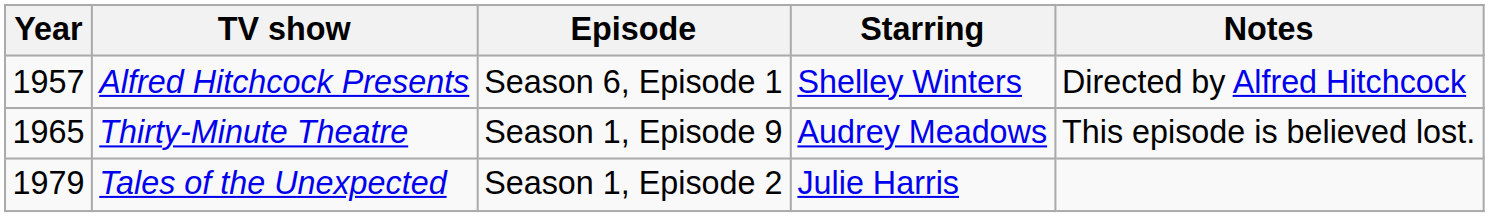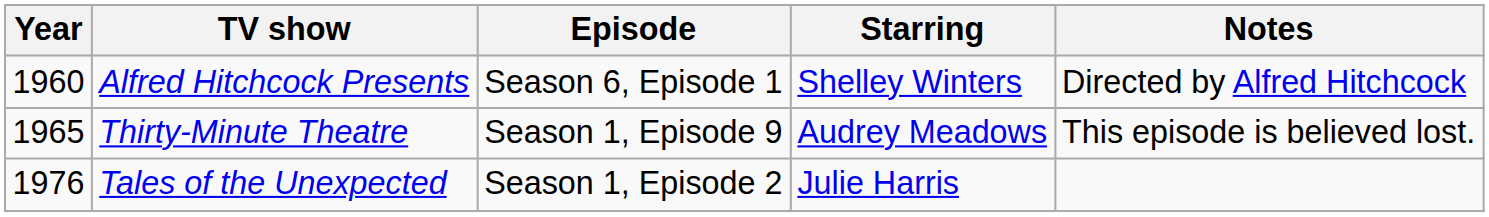(48, 81) 1957 -> (48, 81) 1960
(48, 183) 1979 -> (48, 183) 1976
